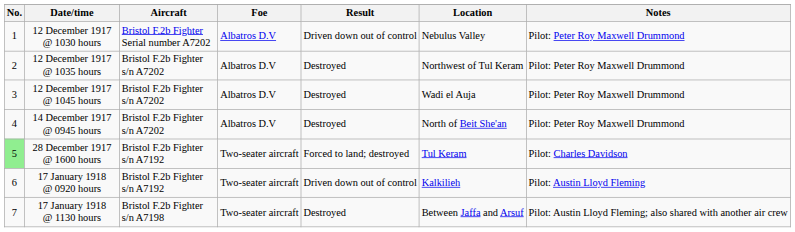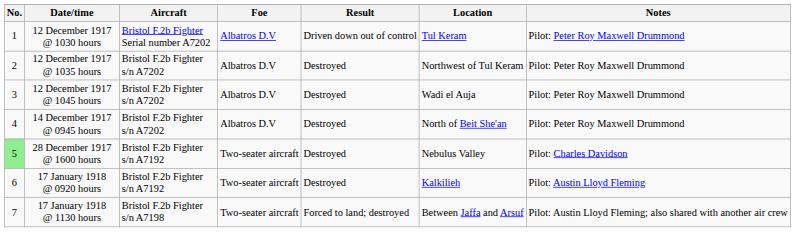(453, 36) Nebulus Valley -> (444, 36) Tul Keram
(356, 154) Forced to land; destroyed -> (325, 154) Destroyed
(444, 154) Tul Keram -> (453, 154) Nebulus Valley
(360, 183) Driven down out of control -> (325, 183) Destroyed
(325, 212) Destroyed -> (356, 212) Forced to land; destroyed
